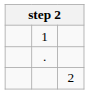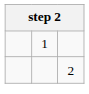- row: (45, 57)
